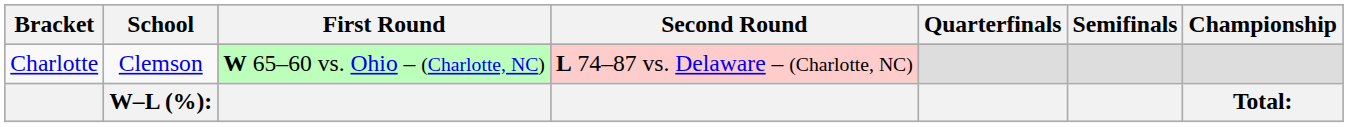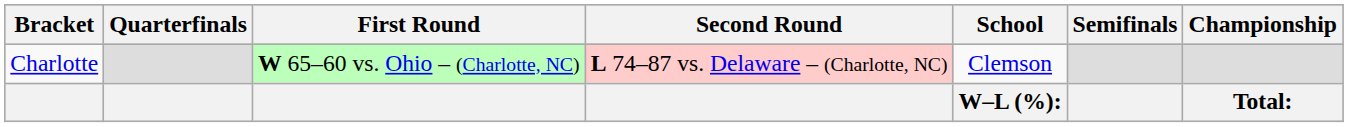columns swapped: (161, 24) <-> (993, 24)
